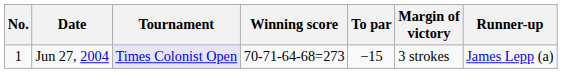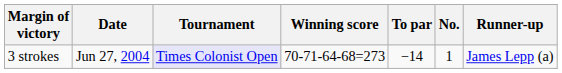columns swapped: (18, 24) <-> (429, 24)
(371, 56) −15 -> (412, 56) −14
